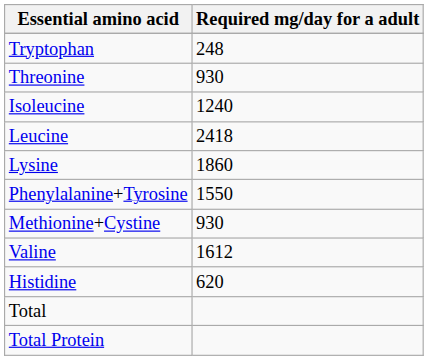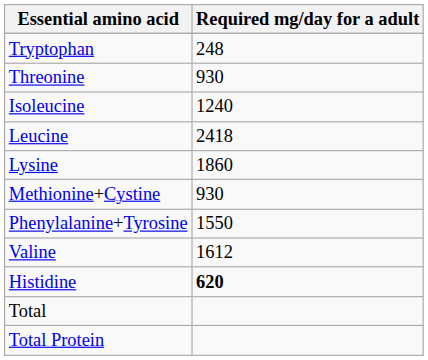rows swapped: (85, 223) <-> (98, 194)
(210, 281) normal -> (210, 281) bold
